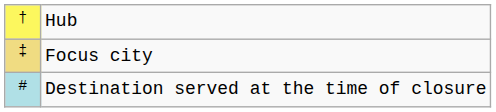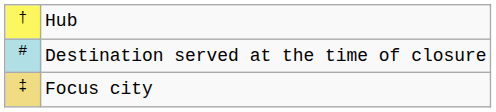rows swapped: (99, 55) <-> (266, 89)
